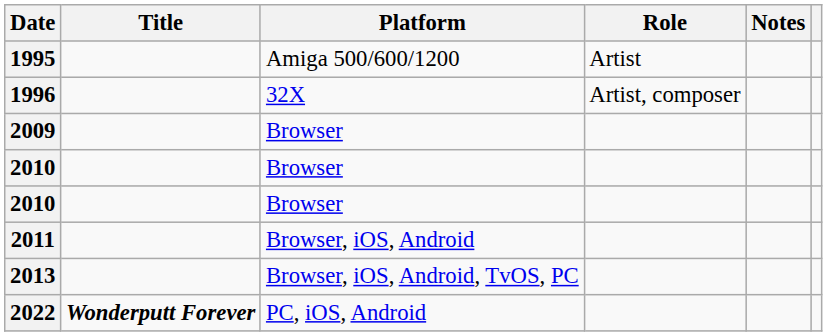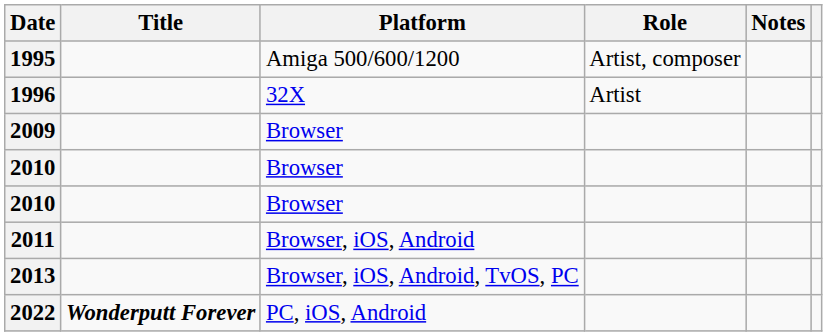(615, 58) Artist -> (665, 58) Artist, composer
(665, 95) Artist, composer -> (615, 95) Artist
